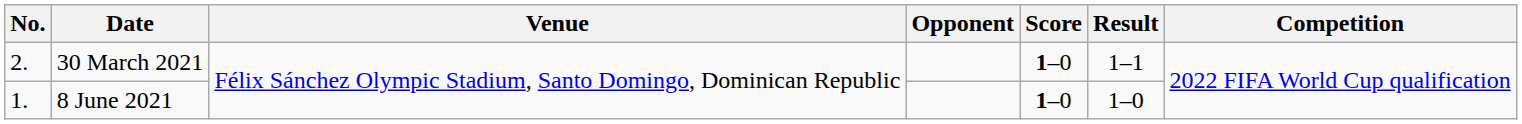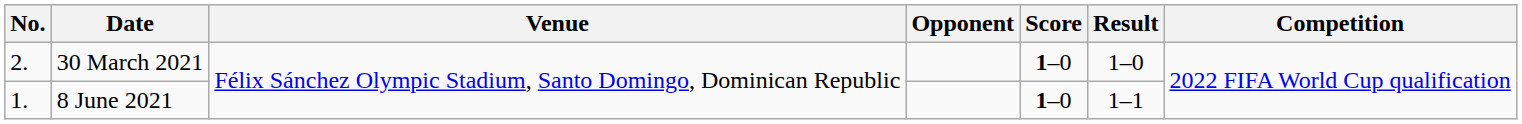(1126, 61) 1–1 -> (1126, 61) 1–0
(1126, 99) 1–0 -> (1126, 99) 1–1
